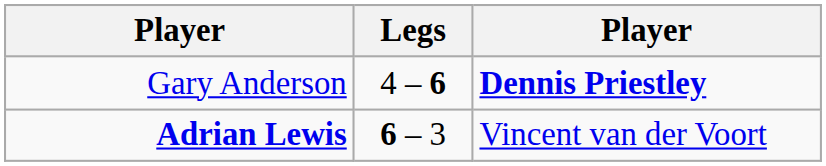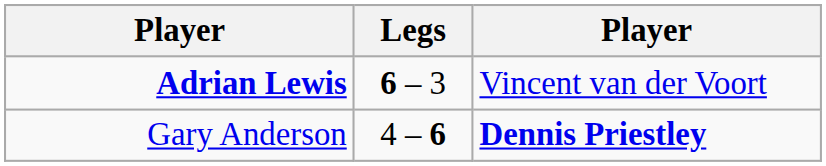rows swapped: (252, 134) <-> (247, 82)
